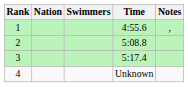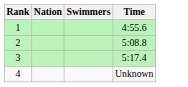- column: (170, 12)
